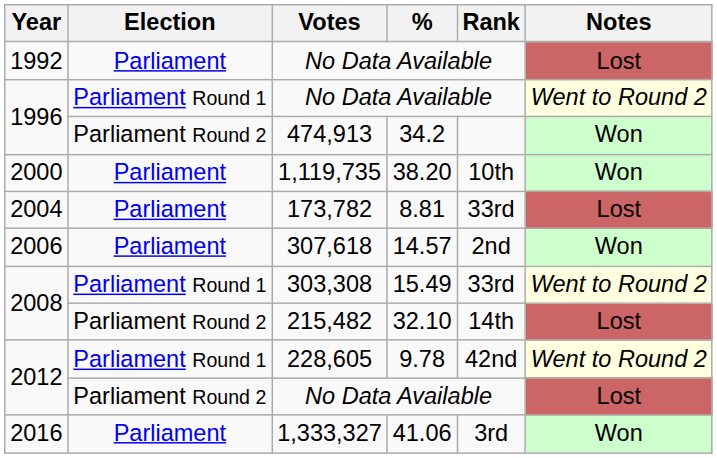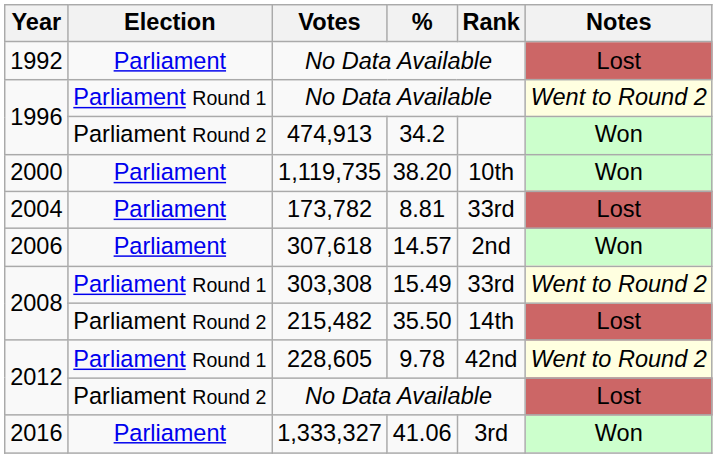(422, 321) 32.10 -> (422, 321) 35.50
